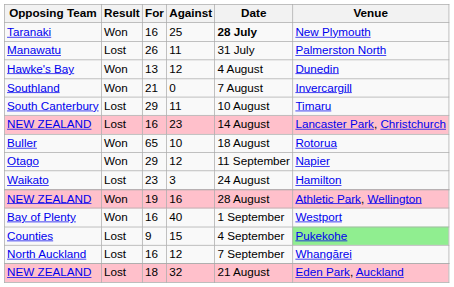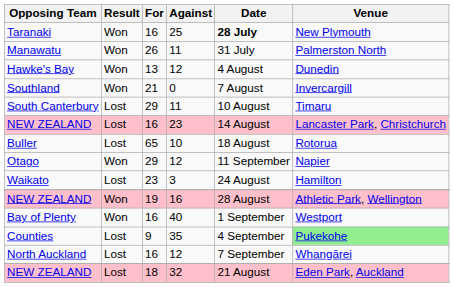(115, 50) Lost -> (116, 50) Won
(116, 143) Won -> (115, 143) Lost
(176, 236) 15 -> (176, 236) 35
